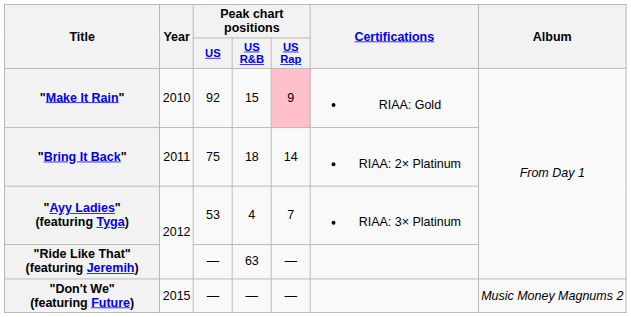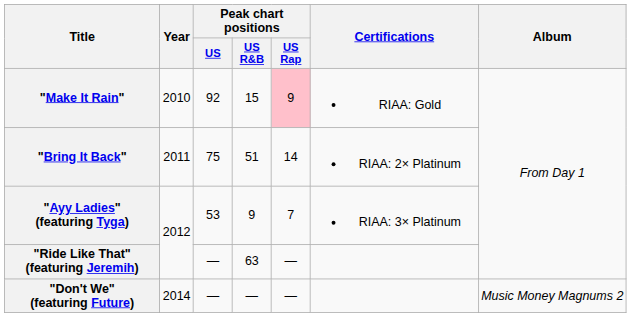(252, 156) 18 -> (252, 156) 51
(252, 215) 4 -> (252, 215) 9
(177, 295) 2015 -> (177, 295) 2014
